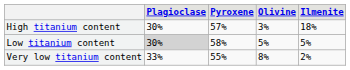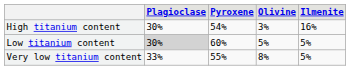(218, 27) 57% -> (218, 27) 54%
(308, 27) 18% -> (308, 27) 16%
(218, 42) 58% -> (218, 42) 60%
(306, 57) 2% -> (306, 57) 5%
